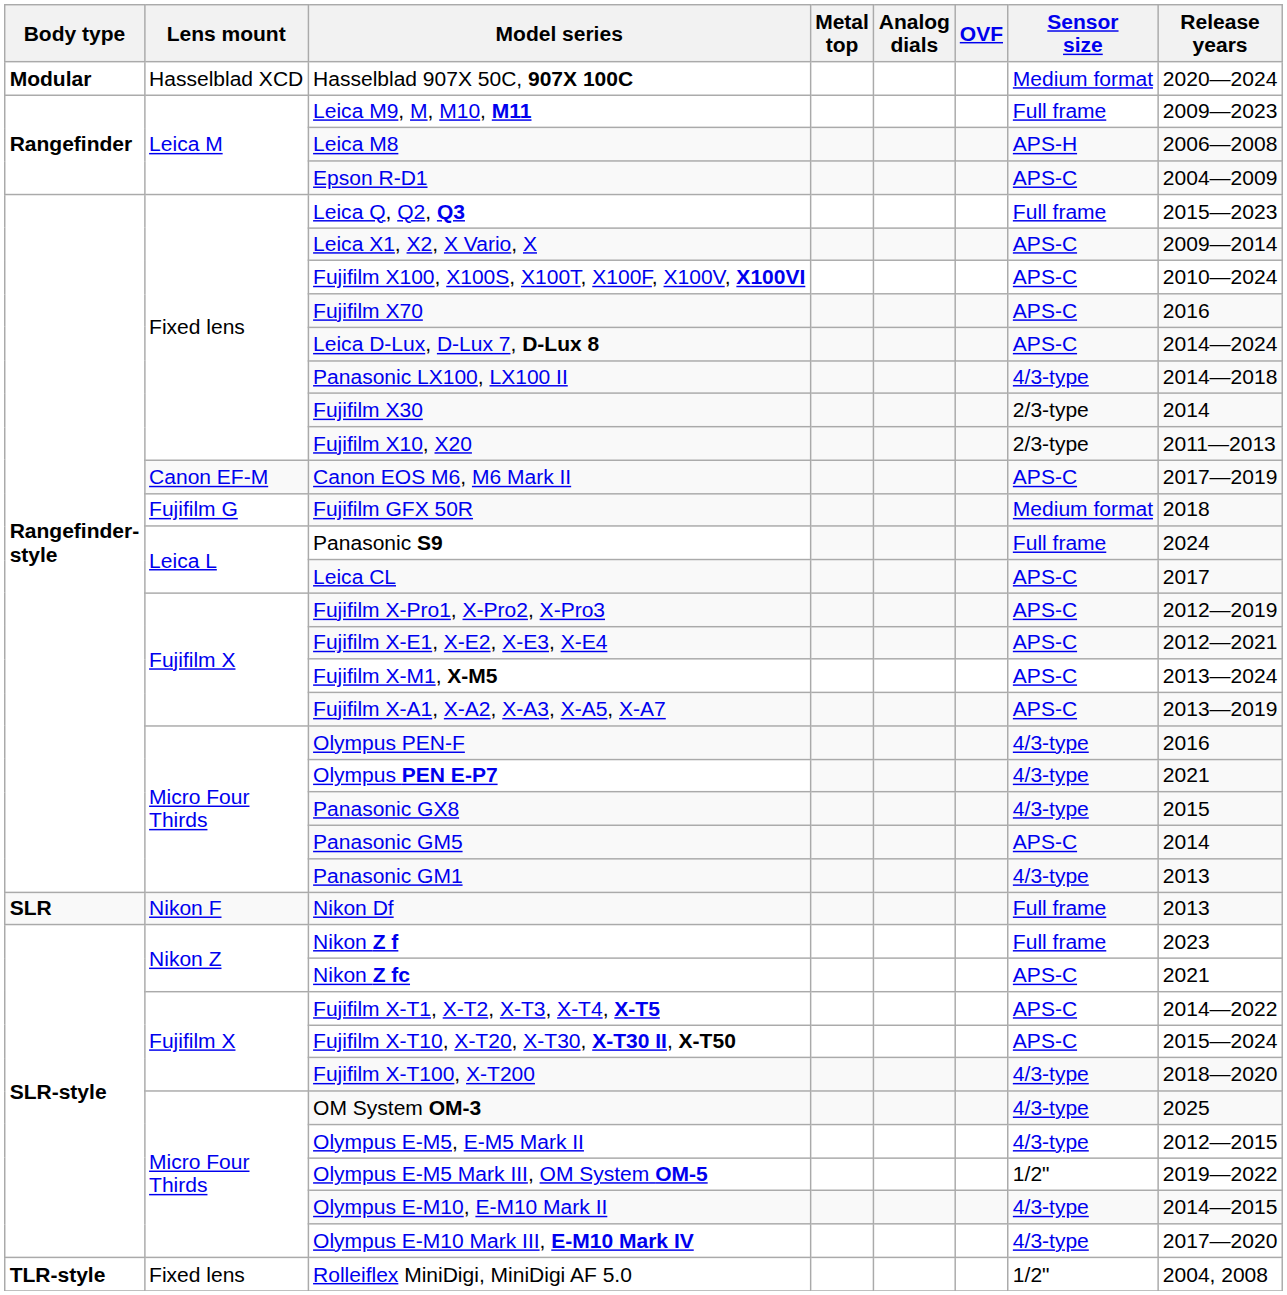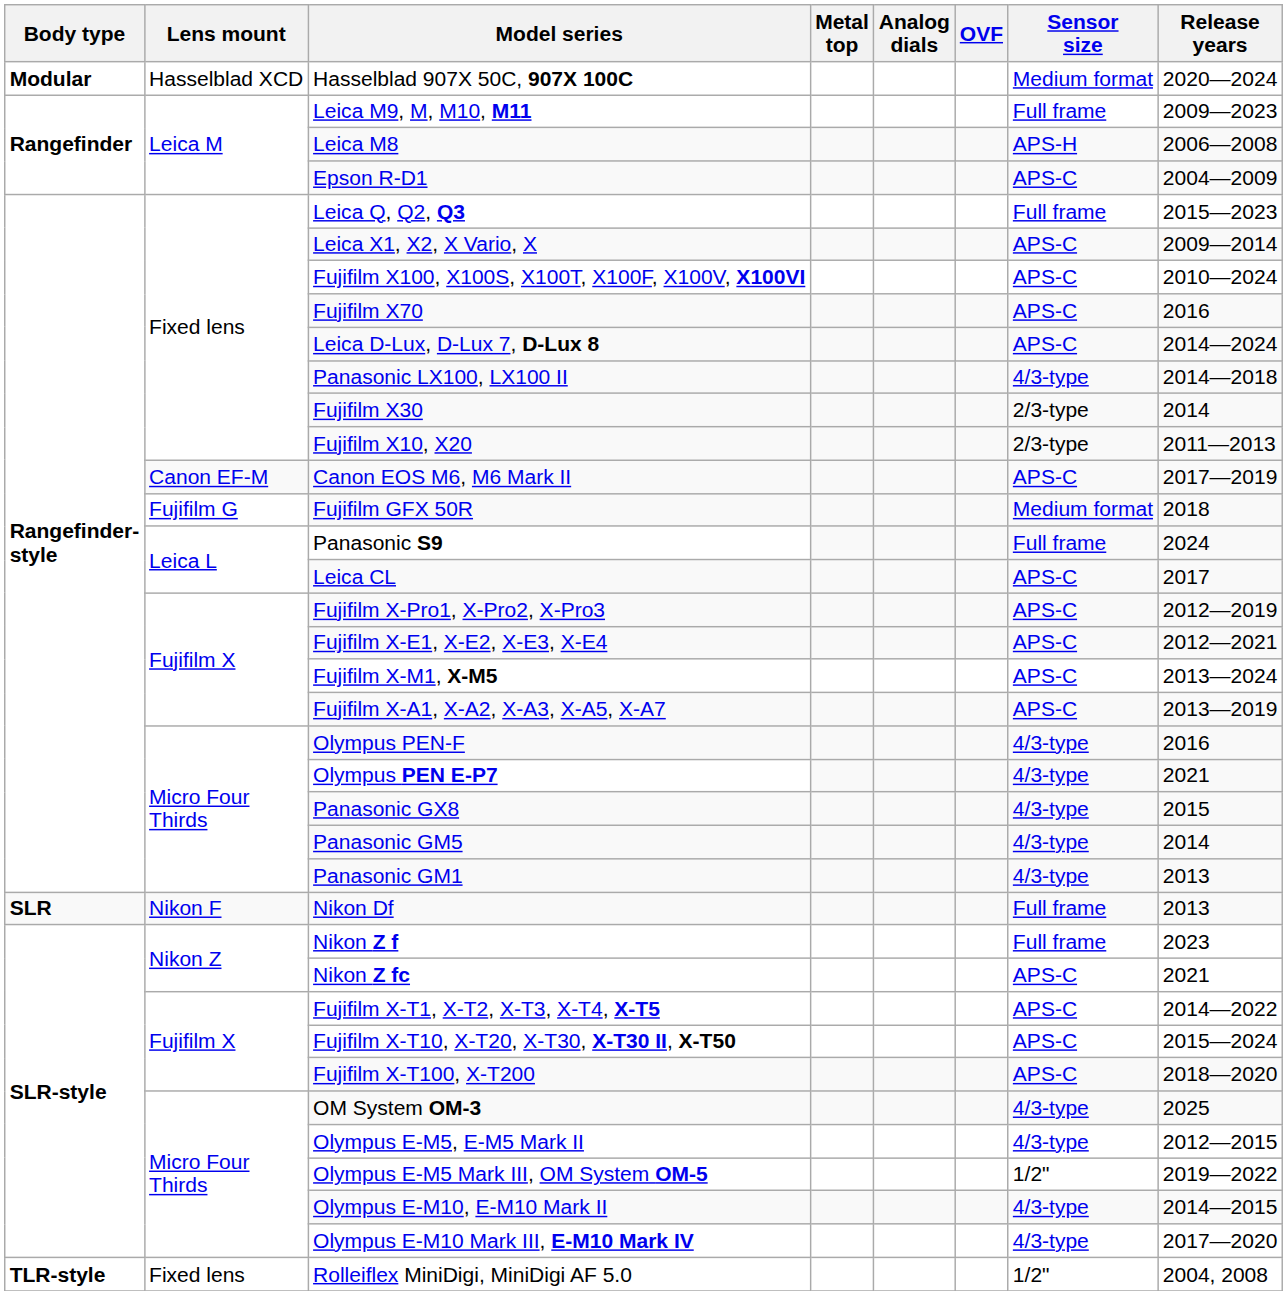(1045, 842) APS-C -> (1051, 842) 4/3-type
(1051, 1075) 4/3-type -> (1045, 1075) APS-C
